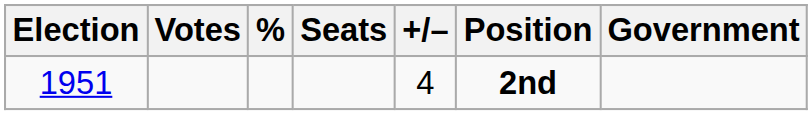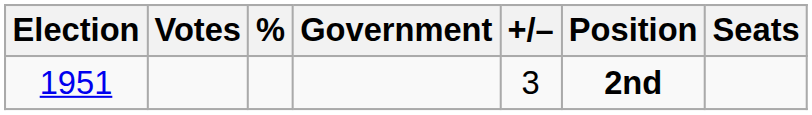columns swapped: (344, 30) <-> (704, 30)
(425, 82) 4 -> (531, 82) 3
